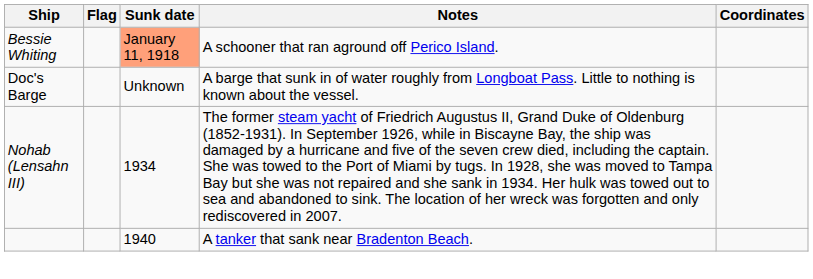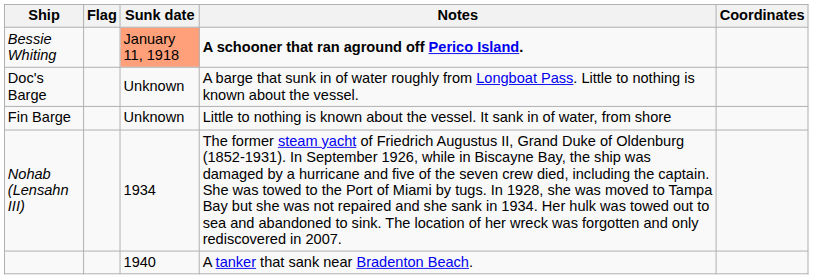(351, 47) normal -> (363, 47) bold
+ row: (39, 118)
